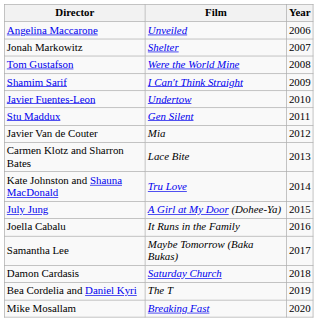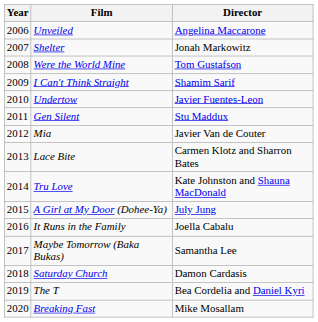columns swapped: (300, 13) <-> (75, 13)
